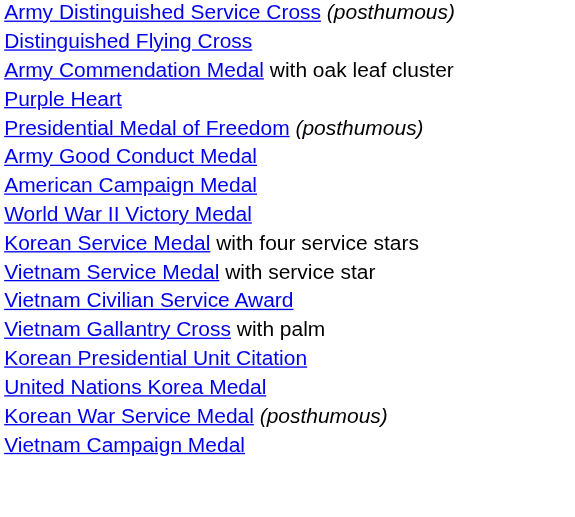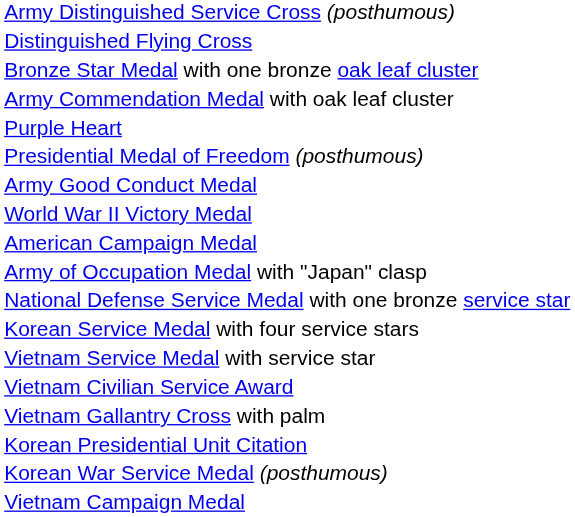+ row: (241, 70)
rows swapped: (131, 185) <-> (128, 214)
+ row: (215, 271)
+ row: (287, 300)
- row: (135, 387)
